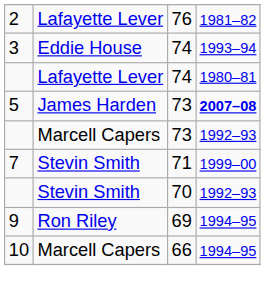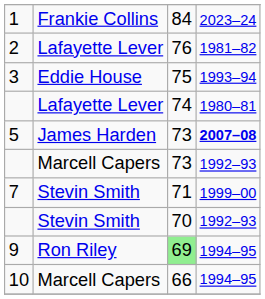+ row: (14, 18)
(182, 47) 74 -> (182, 76) 75
(182, 221) no background -> (182, 250) lightgreen background
